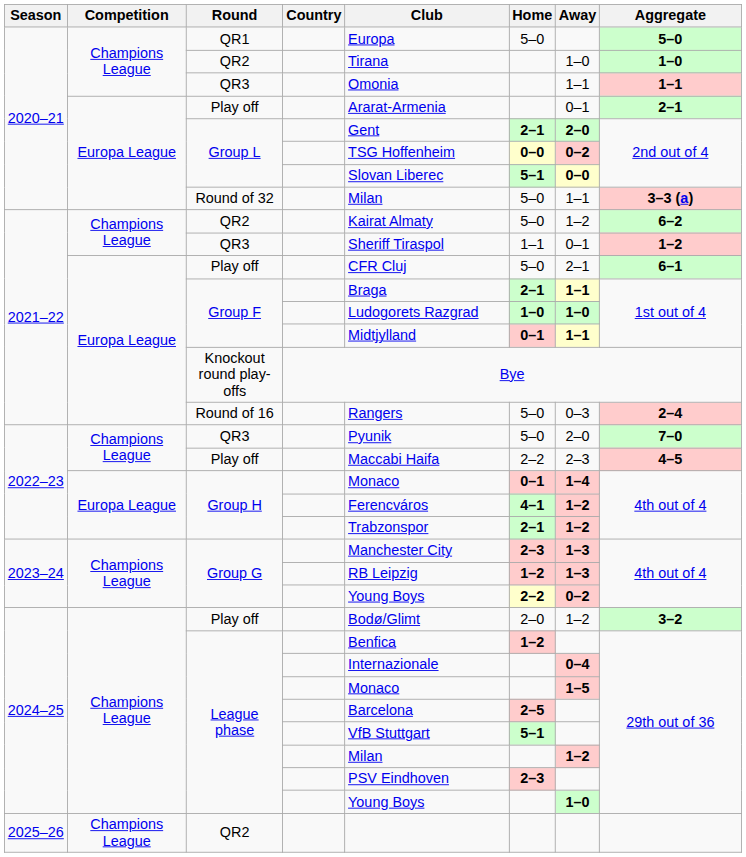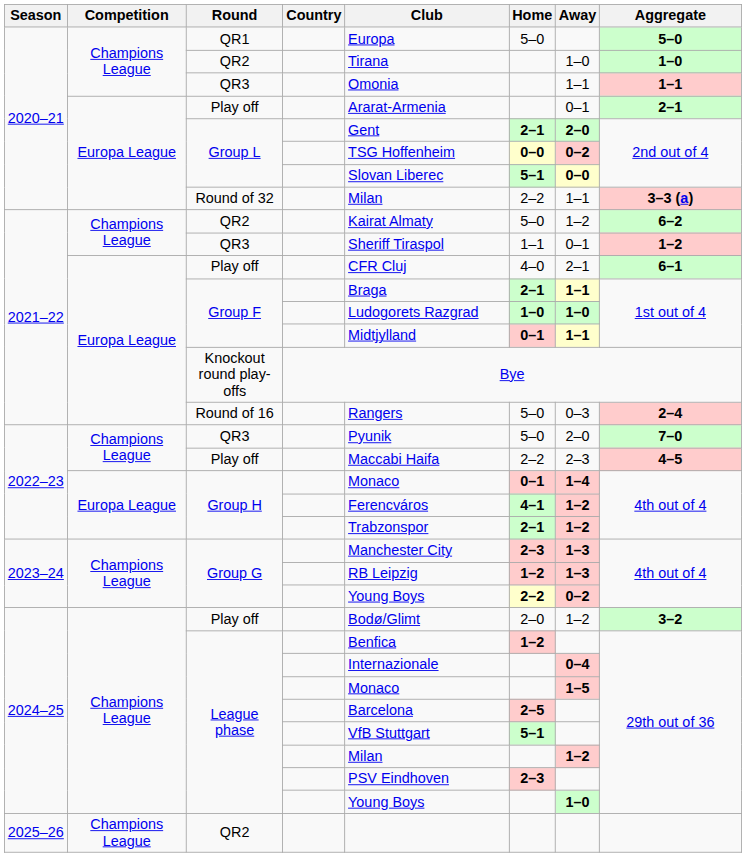(532, 198) 5–0 -> (532, 198) 2–2
(532, 267) 5–0 -> (532, 267) 4–0
